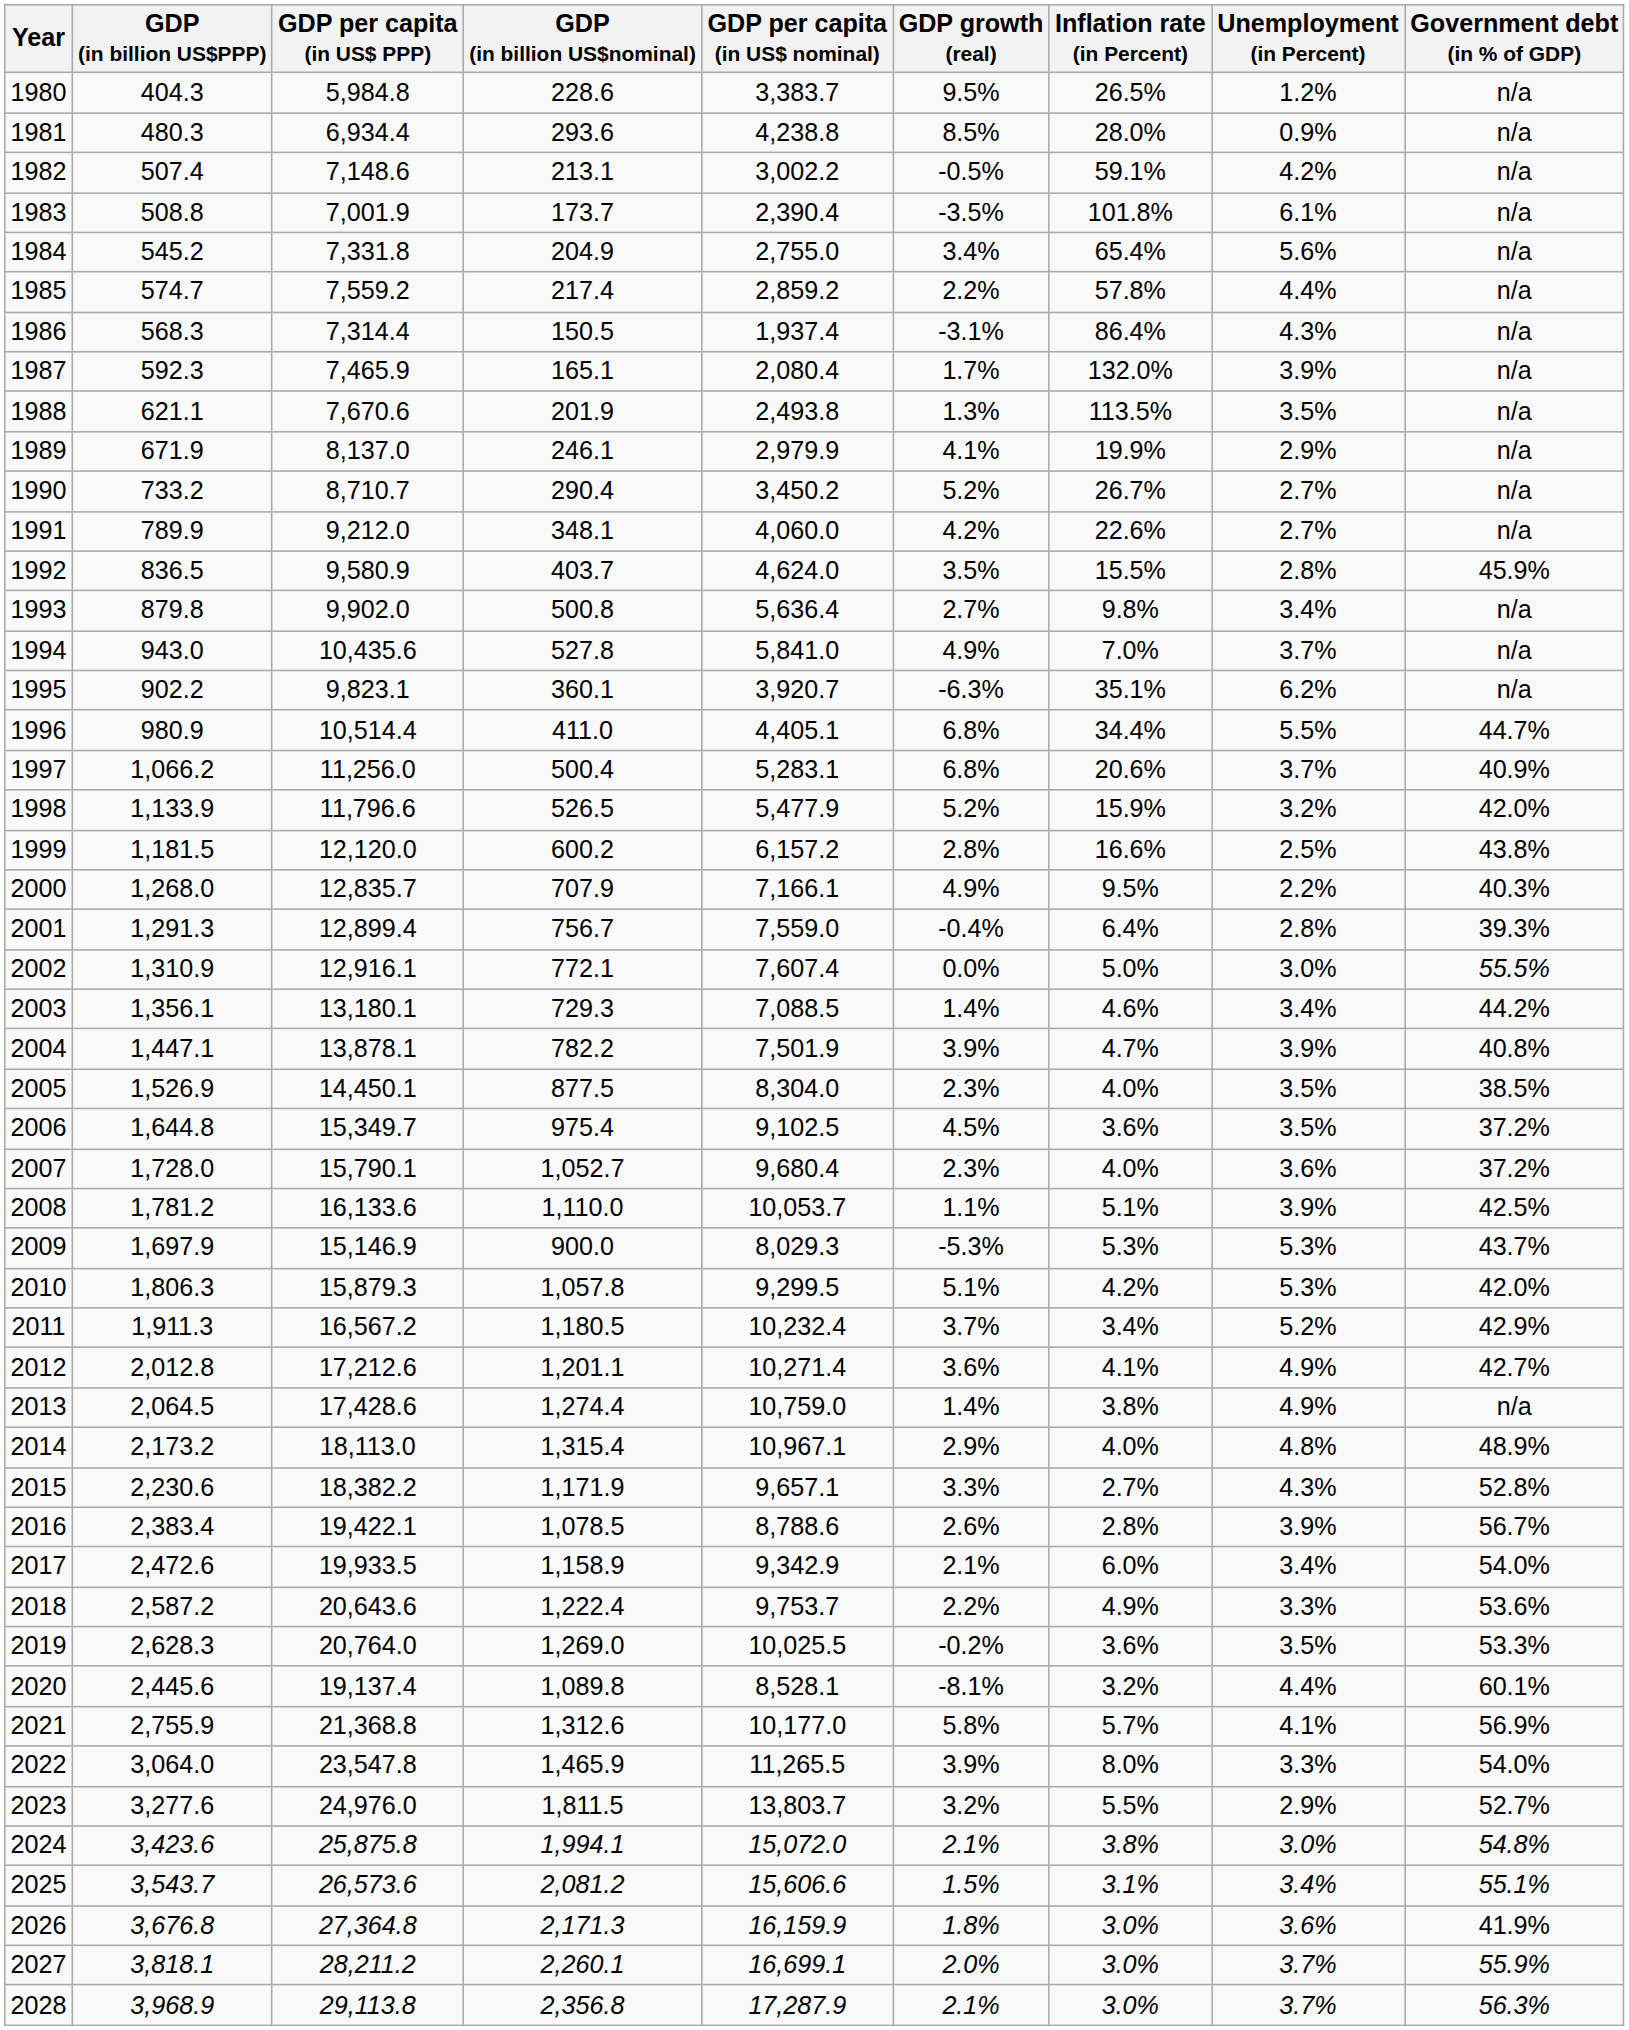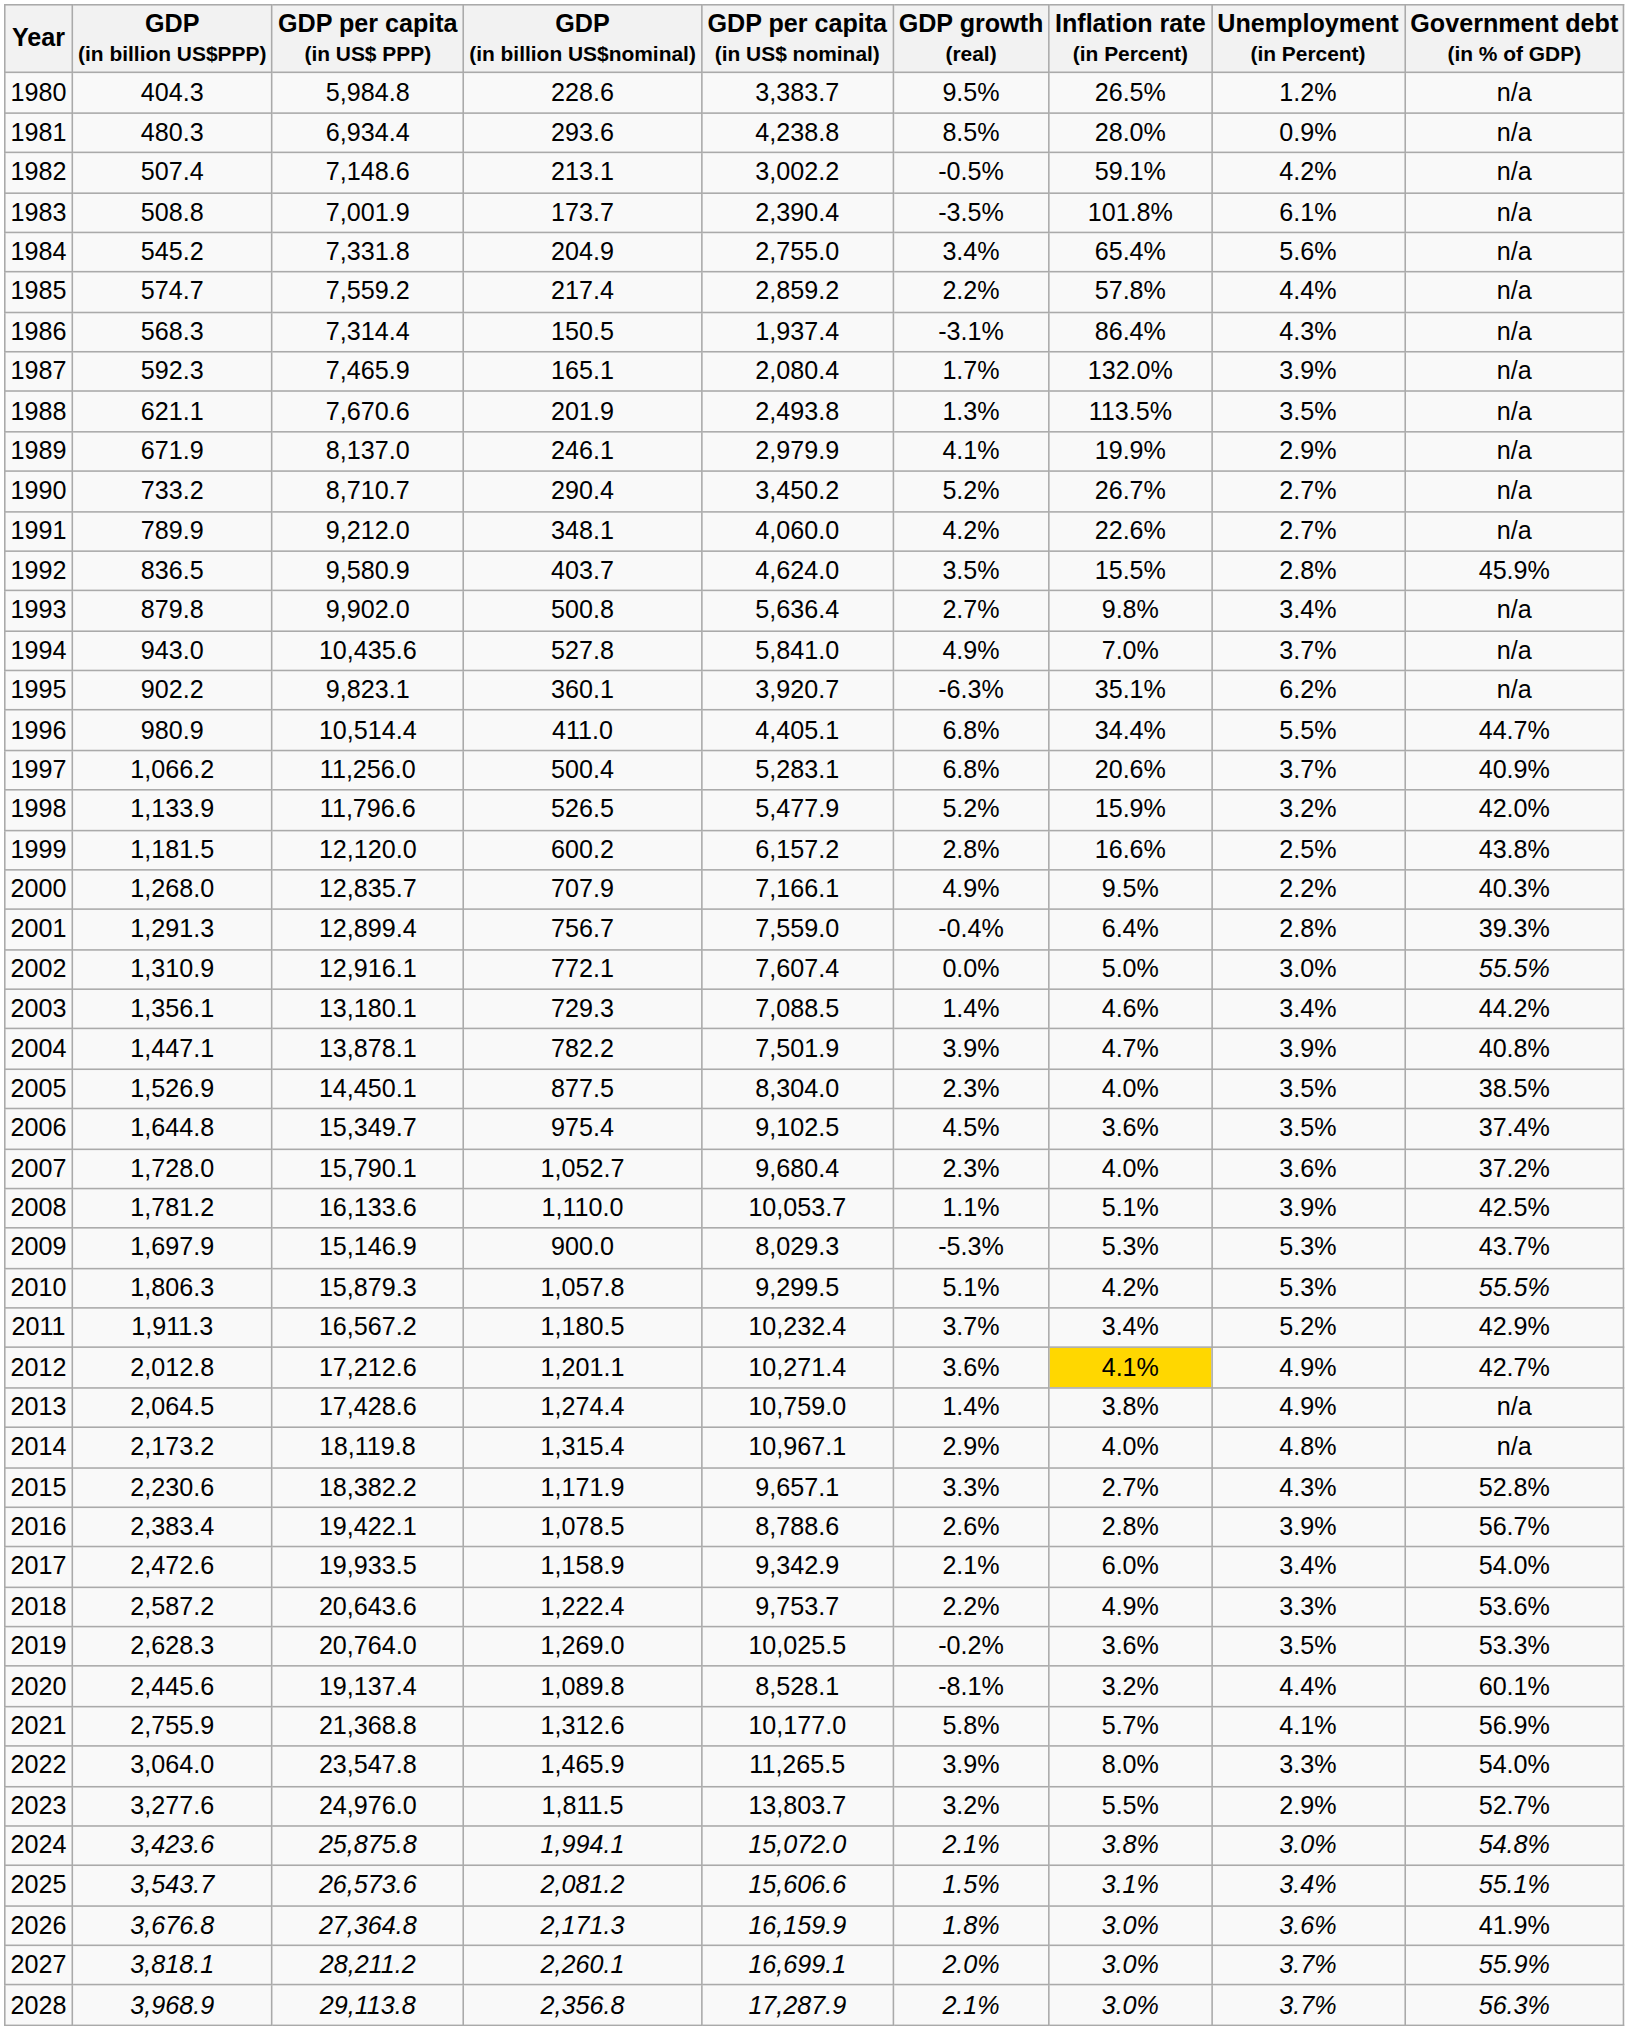(1514, 1128) 37.2% -> (1514, 1128) 37.4%
(1514, 1287) 42.0% -> (1514, 1287) 55.5%
(1130, 1367) no background -> (1130, 1367) gold background
(368, 1447) 18,113.0 -> (368, 1447) 18,119.8
(1514, 1447) 48.9% -> (1514, 1447) n/a
